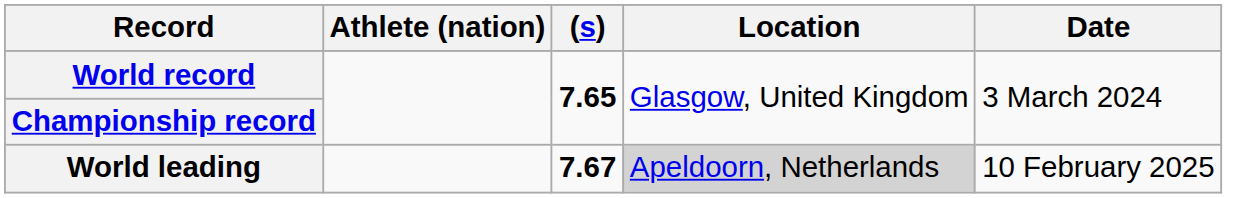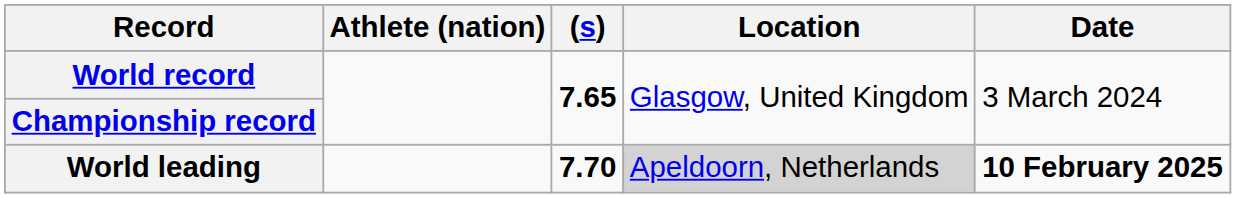(588, 167) 7.67 -> (588, 167) 7.70
(1098, 167) normal -> (1102, 167) bold
